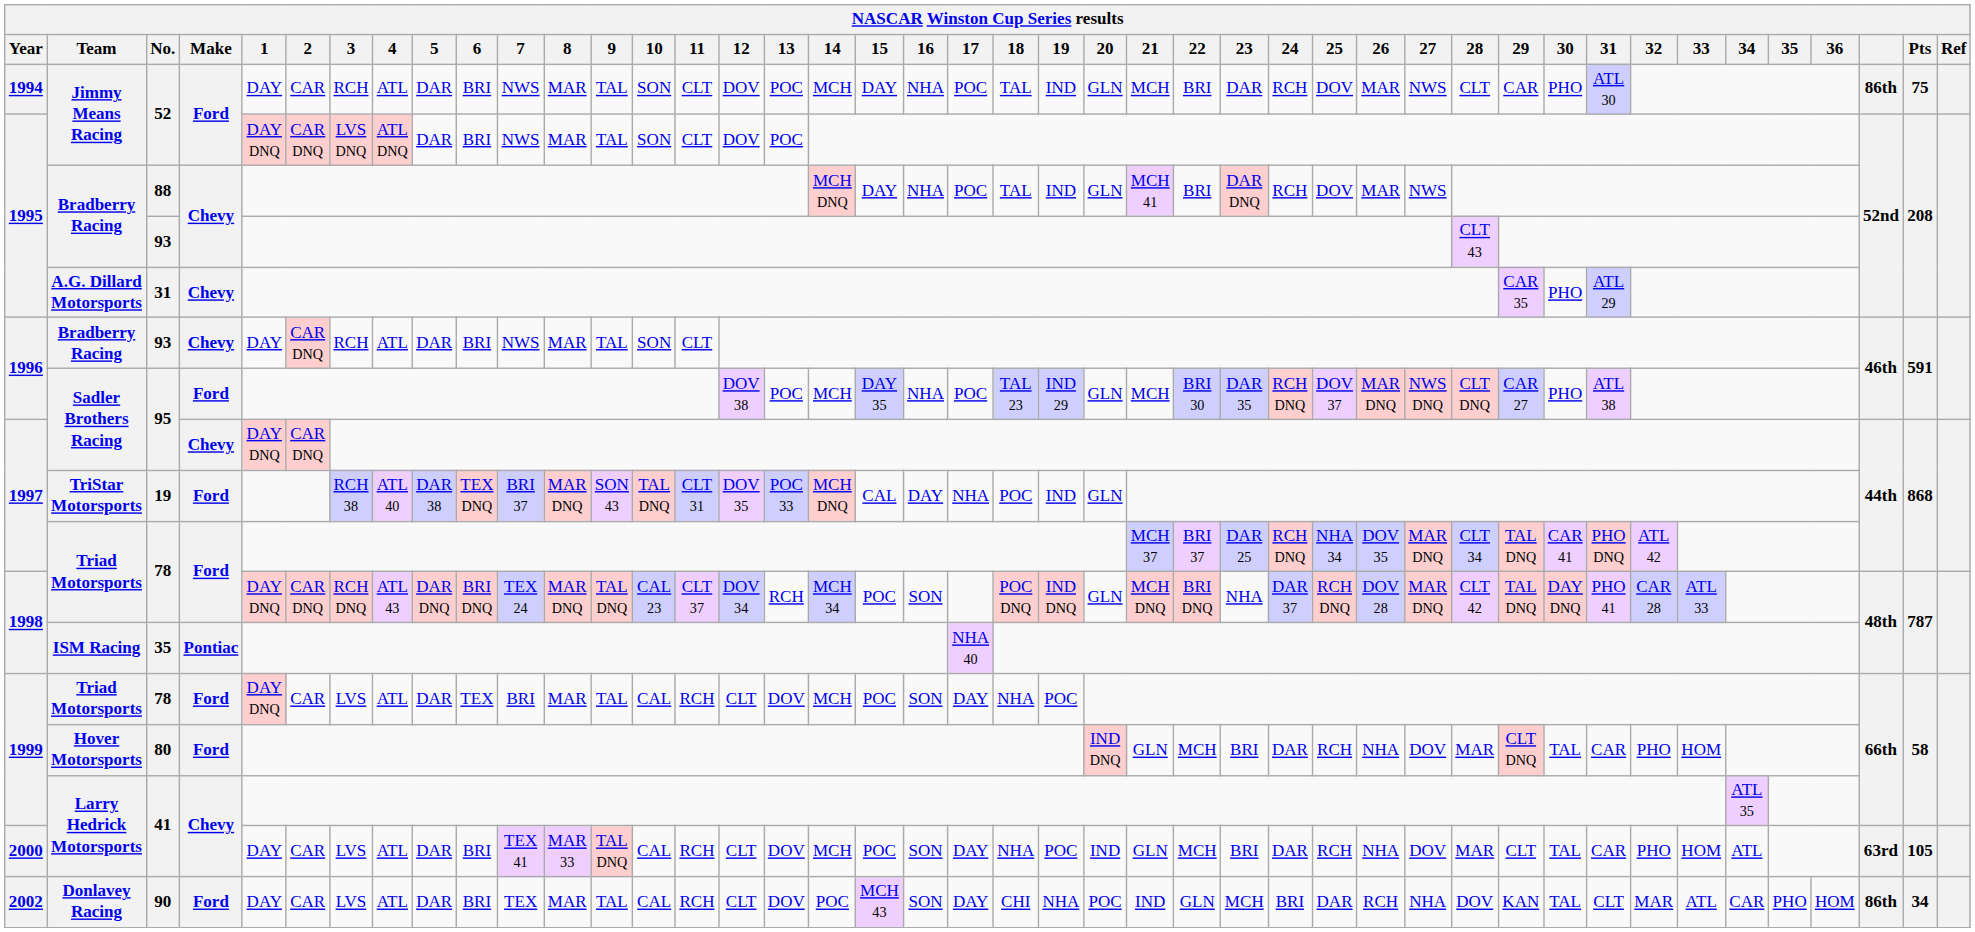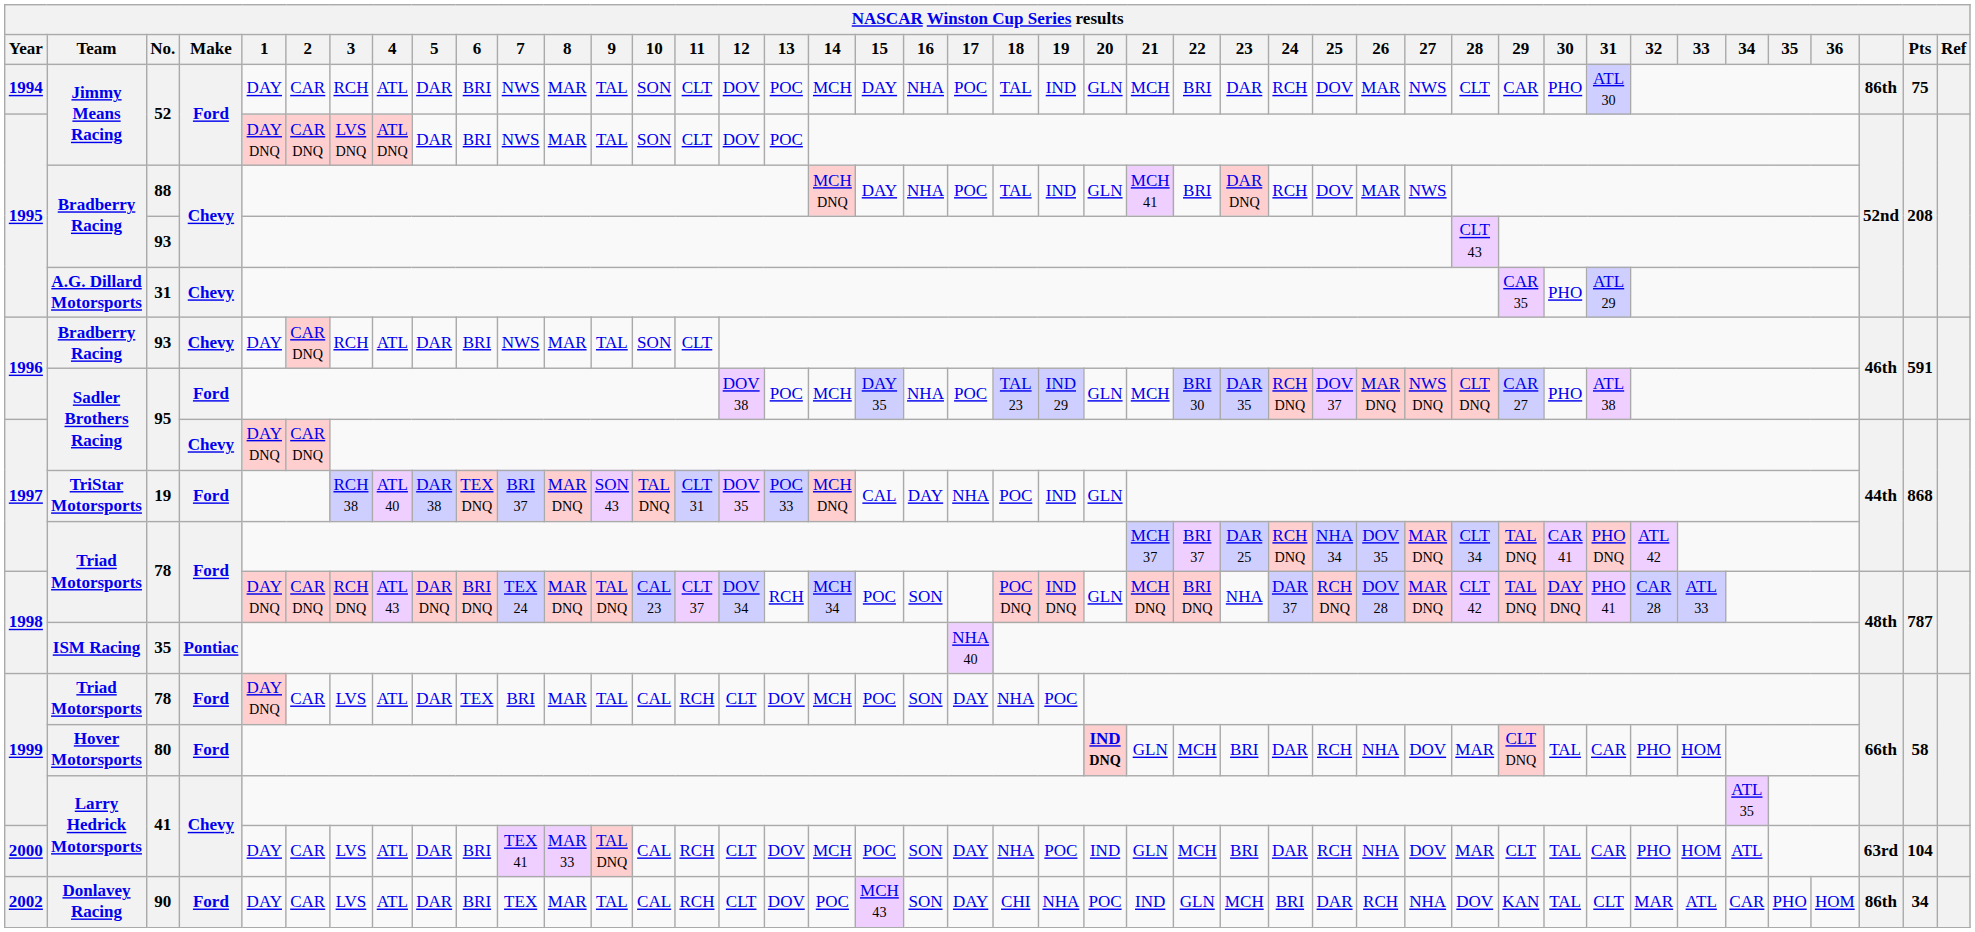(1105, 748) normal -> (1105, 749) bold
(1920, 851) 105 -> (1920, 851) 104
